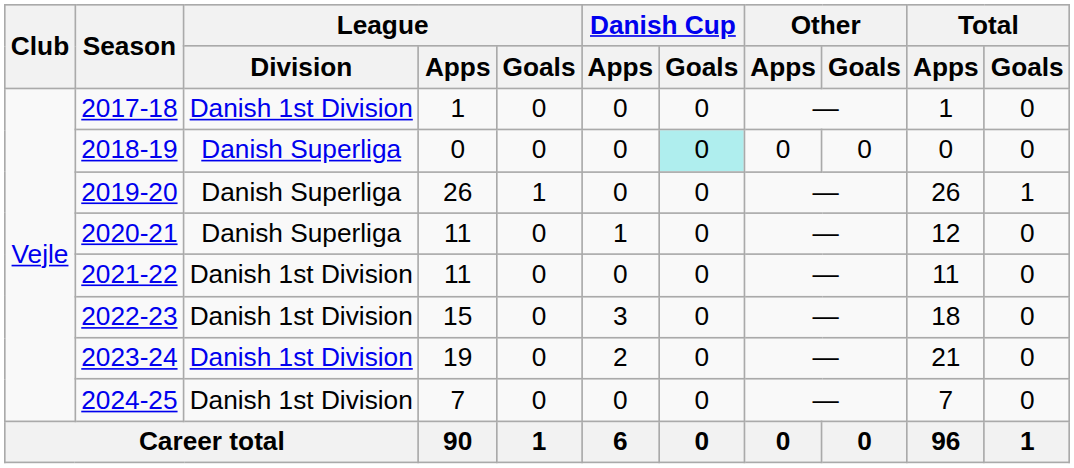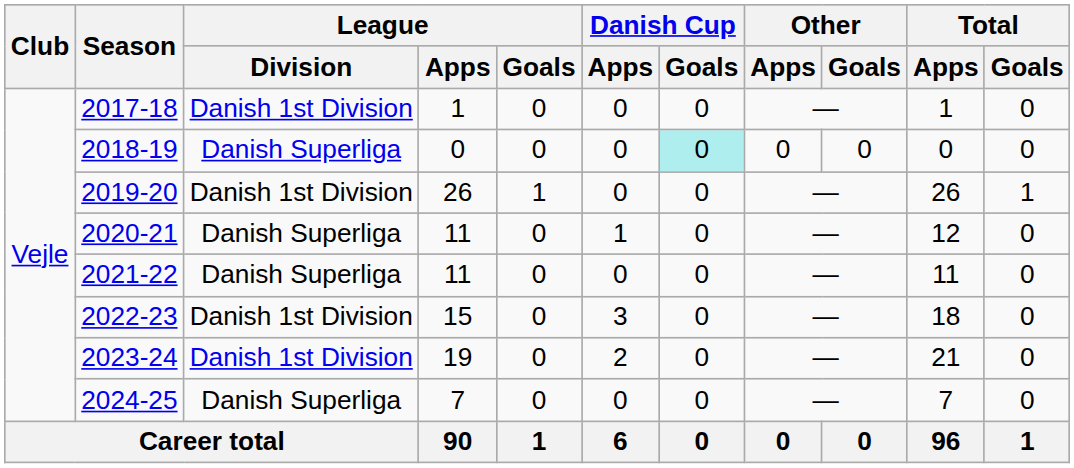(301, 191) Danish Superliga -> (301, 191) Danish 1st Division
(301, 274) Danish 1st Division -> (301, 274) Danish Superliga
(301, 399) Danish 1st Division -> (301, 399) Danish Superliga
